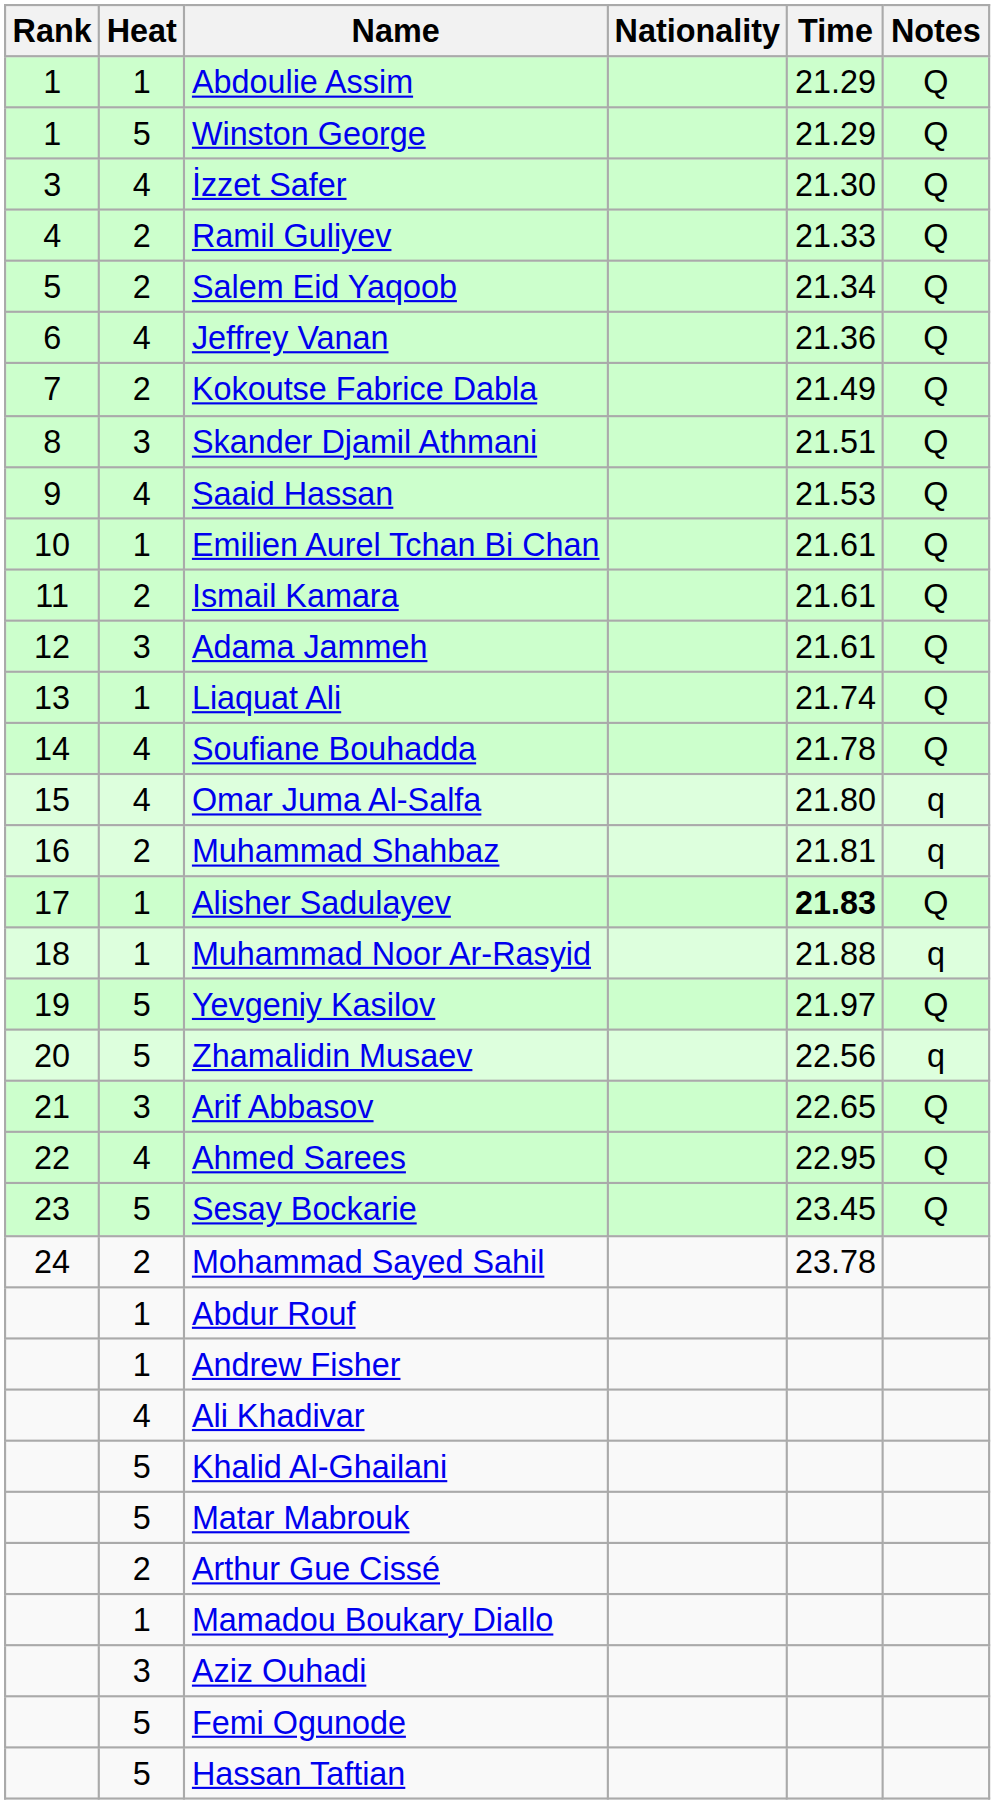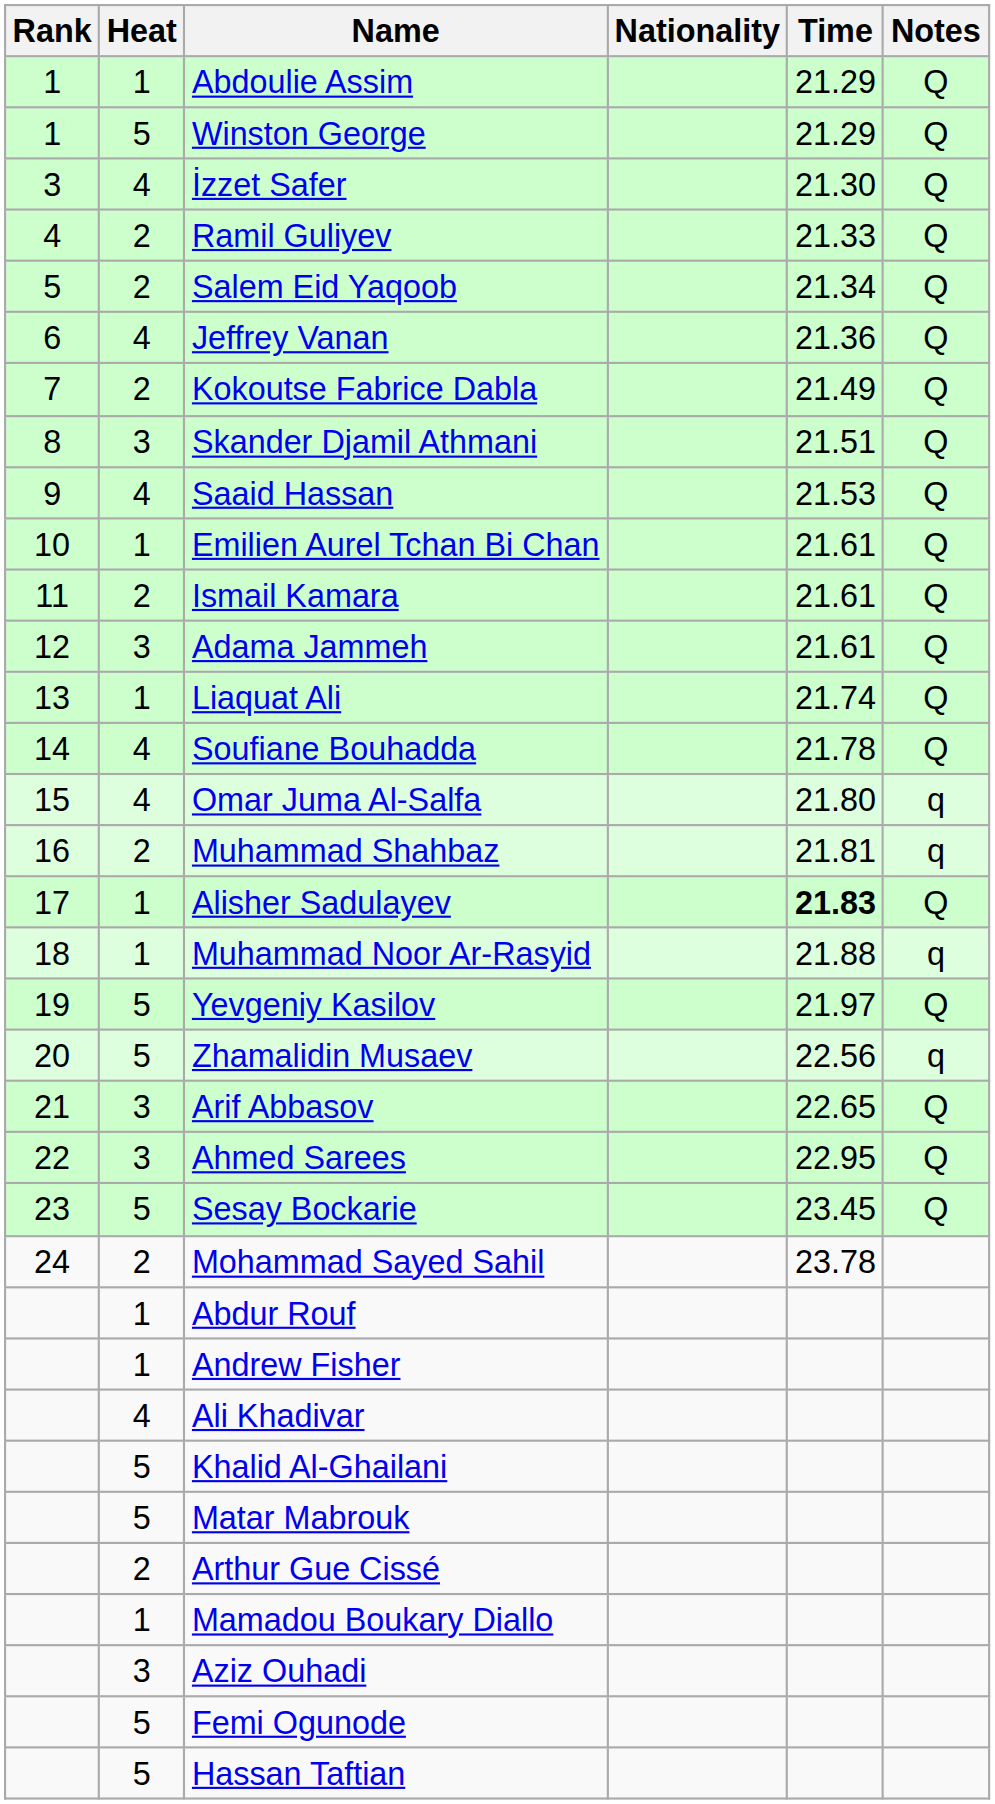(142, 1158) 4 -> (142, 1158) 3
